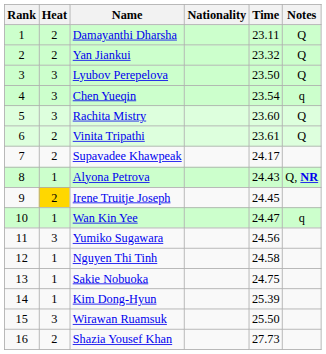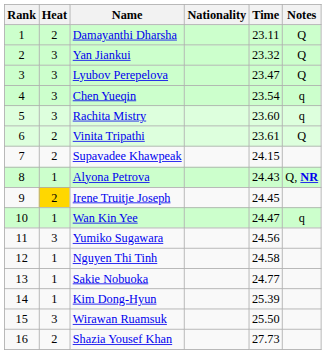(54, 55) 2 -> (54, 55) 3
(266, 75) 23.50 -> (266, 75) 23.47
(302, 116) Q -> (302, 116) q
(266, 156) 24.17 -> (266, 156) 24.15
(266, 278) 24.75 -> (266, 278) 24.77
